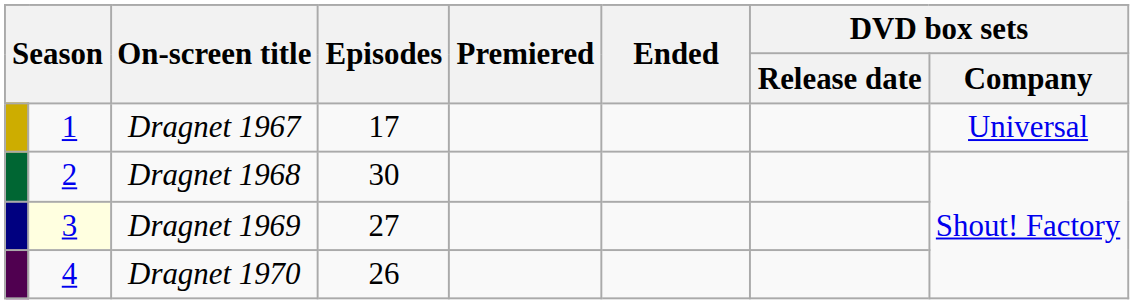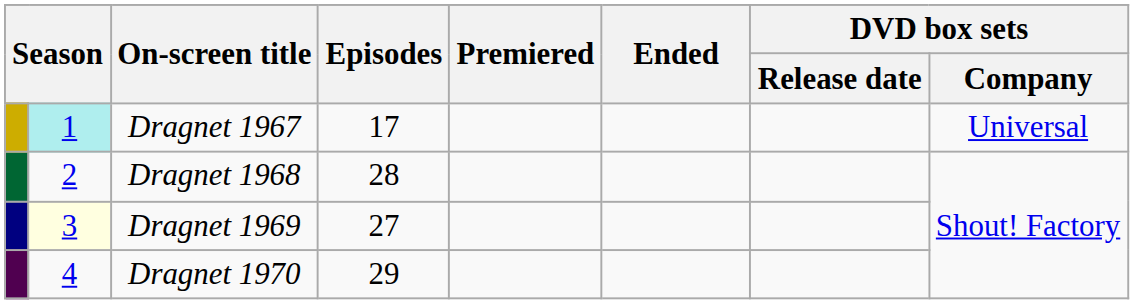(69, 126) no background -> (69, 126) paleturquoise background
(384, 175) 30 -> (384, 175) 28
(384, 273) 26 -> (384, 273) 29
